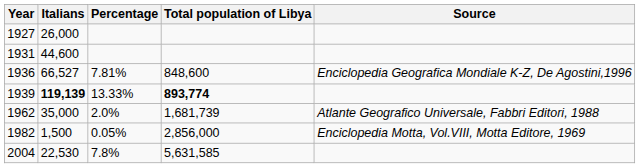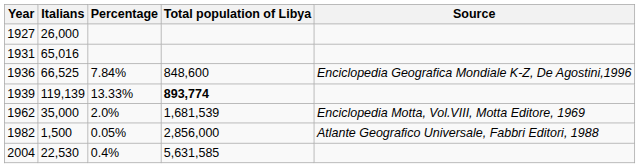(60, 53) 44,600 -> (60, 53) 65,016
(60, 73) 66,527 -> (60, 73) 66,525
(109, 73) 7.81% -> (108, 73) 7.84%
(63, 93) bold -> (63, 93) normal
(192, 113) 1,681,739 -> (192, 113) 1,681,539
(458, 113) Atlante Geografico Universale, Fabbri Editori, 1988 -> (451, 113) Enciclopedia Motta, Vol.VIII, Motta Editore, 1969
(451, 133) Enciclopedia Motta, Vol.VIII, Motta Editore, 1969 -> (458, 133) Atlante Geografico Universale, Fabbri Editori, 1988
(105, 152) 7.8% -> (105, 152) 0.4%
